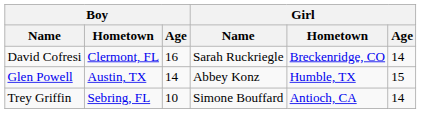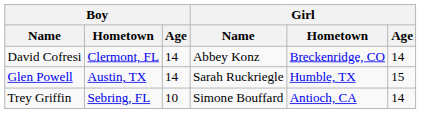(172, 56) 16 -> (172, 56) 14
(238, 56) Sarah Ruckriegle -> (226, 56) Abbey Konz
(226, 77) Abbey Konz -> (238, 77) Sarah Ruckriegle
